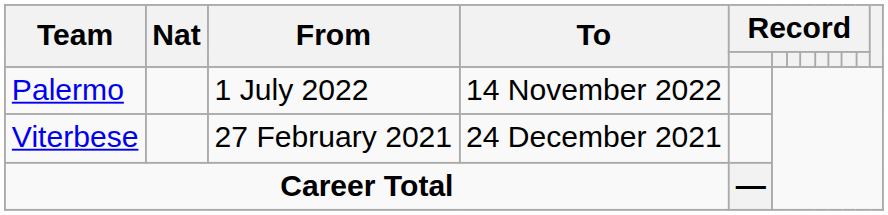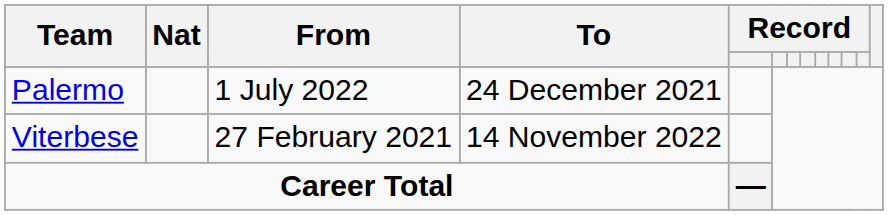(594, 89) 14 November 2022 -> (594, 89) 24 December 2021
(594, 137) 24 December 2021 -> (594, 137) 14 November 2022
